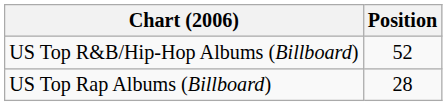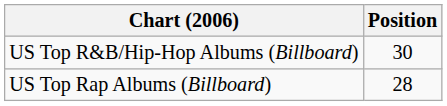(402, 52) 52 -> (402, 52) 30
